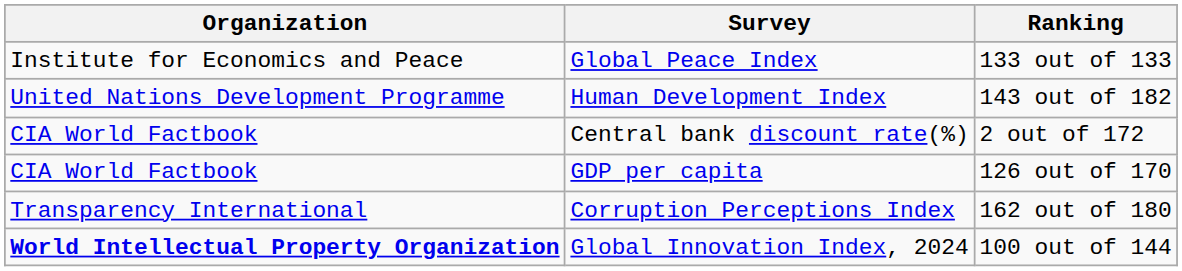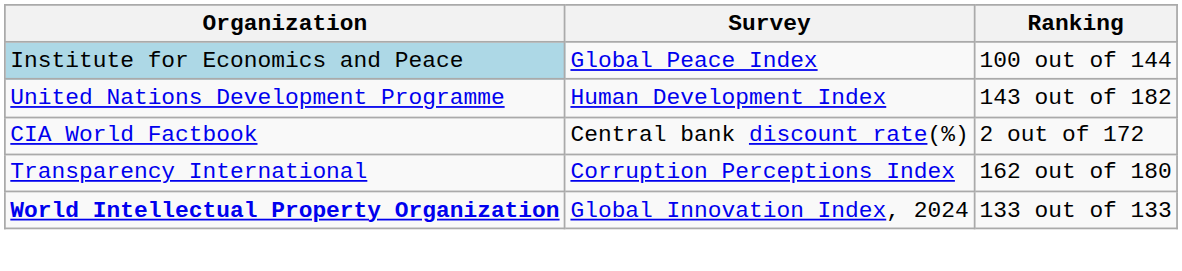(237, 61) no background -> (237, 61) lightblue background
(1076, 61) 133 out of 133 -> (1076, 61) 100 out of 144
- row: (667, 173)
(1076, 247) 100 out of 144 -> (1076, 210) 133 out of 133
